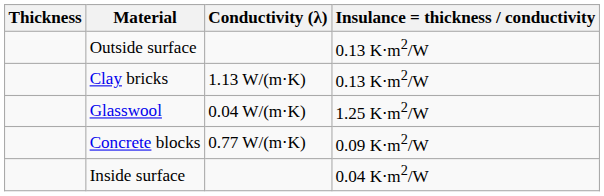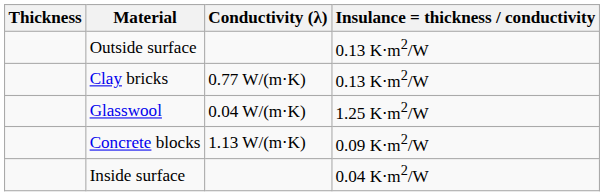(257, 79) 1.13 W/(m⋅K) -> (257, 79) 0.77 W/(m⋅K)
(257, 143) 0.77 W/(m⋅K) -> (257, 143) 1.13 W/(m⋅K)
